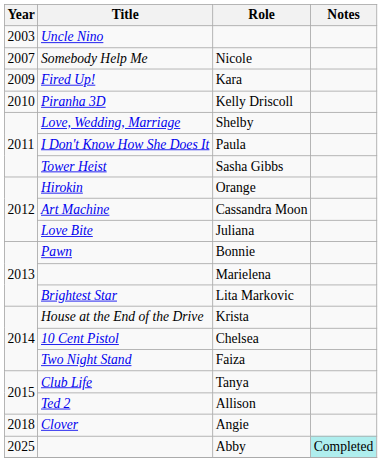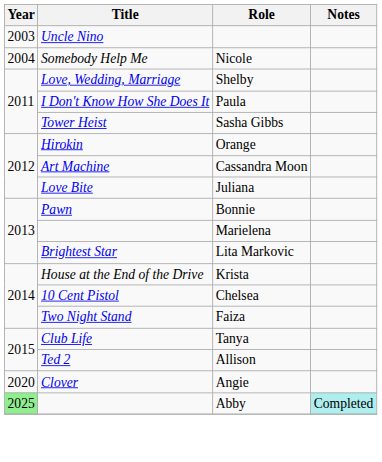(21, 58) 2007 -> (21, 58) 2004
- row: (68, 79)
- row: (73, 101)
(21, 425) 2018 -> (21, 381) 2020
(21, 446) no background -> (21, 403) lightgreen background
